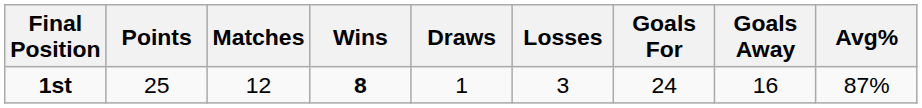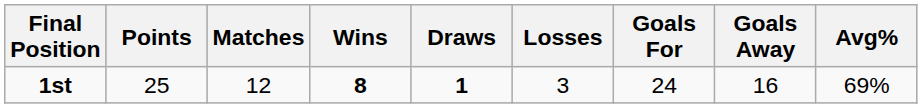(462, 85) normal -> (462, 85) bold
(867, 85) 87% -> (867, 85) 69%
